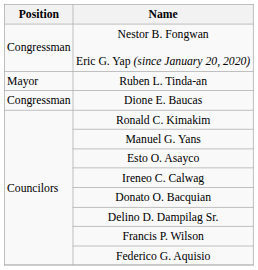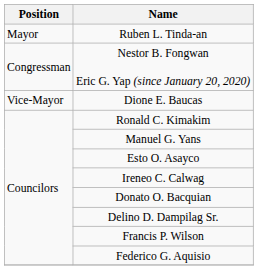rows swapped: (163, 47) <-> (163, 81)
(39, 100) Congressman -> (35, 100) Vice-Mayor
